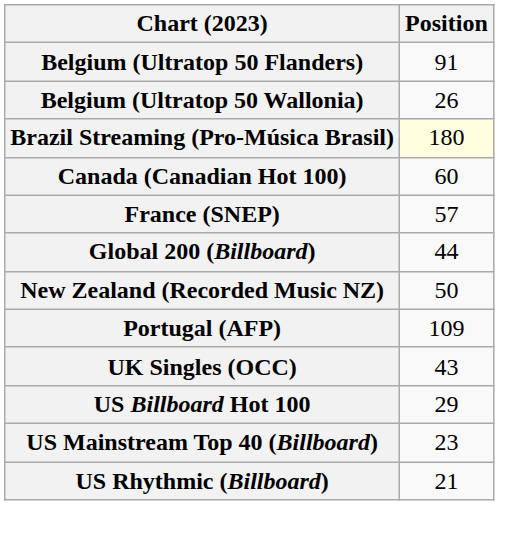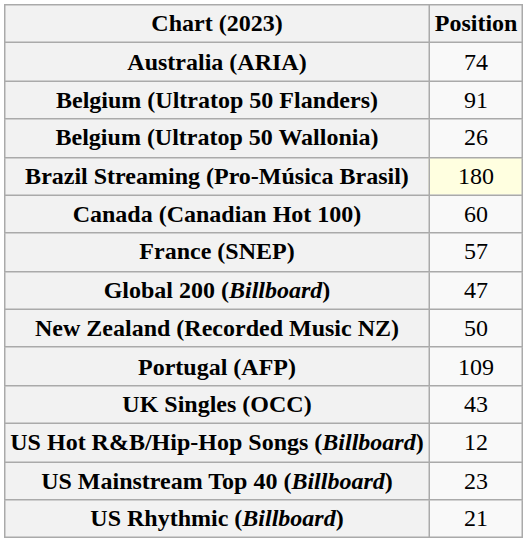+ row: (217, 61)
(446, 251) 44 -> (476, 289) 47
- row: (202, 404)
+ row: (217, 442)
